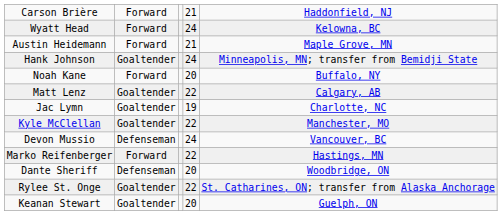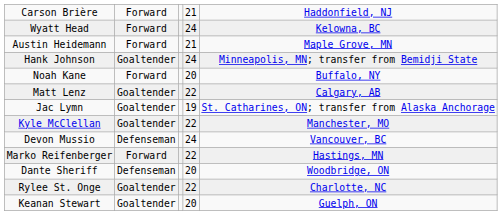(348, 108) Charlotte, NC -> (348, 108) St. Catharines, ON; transfer from Alaska Anchorage
(348, 187) St. Catharines, ON; transfer from Alaska Anchorage -> (348, 187) Charlotte, NC
